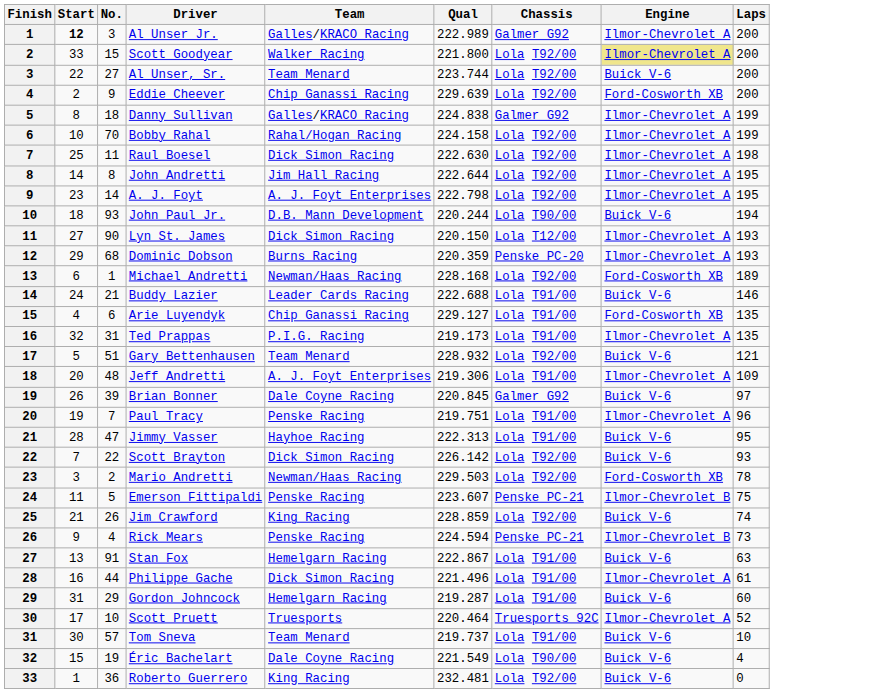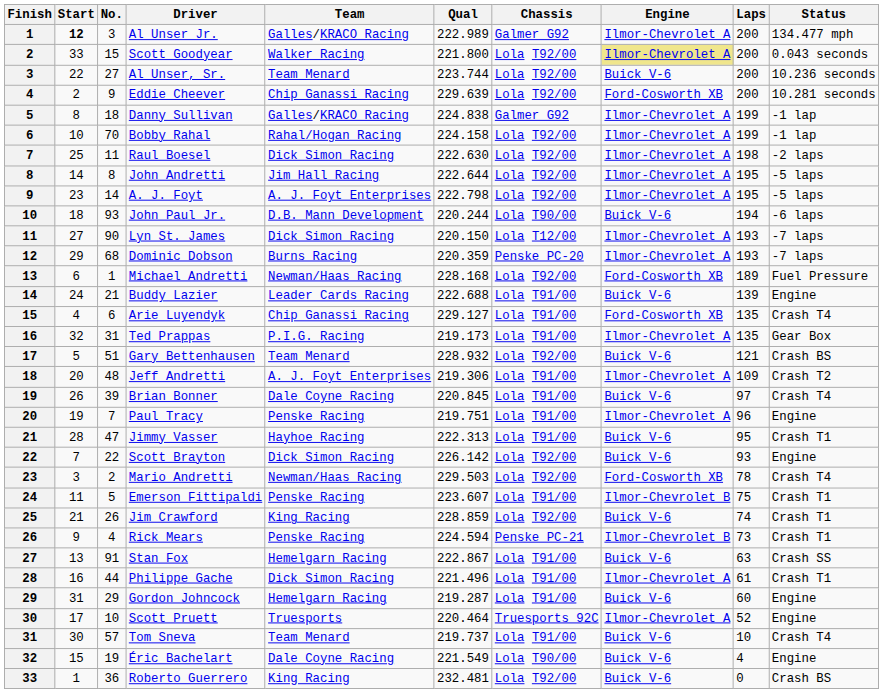+ column: (824, 15)
(747, 296) 146 -> (747, 296) 139
(532, 397) Galmer G92 -> (536, 397) Lola T91/00
(539, 498) Penske PC-21 -> (536, 498) Lola T91/00
